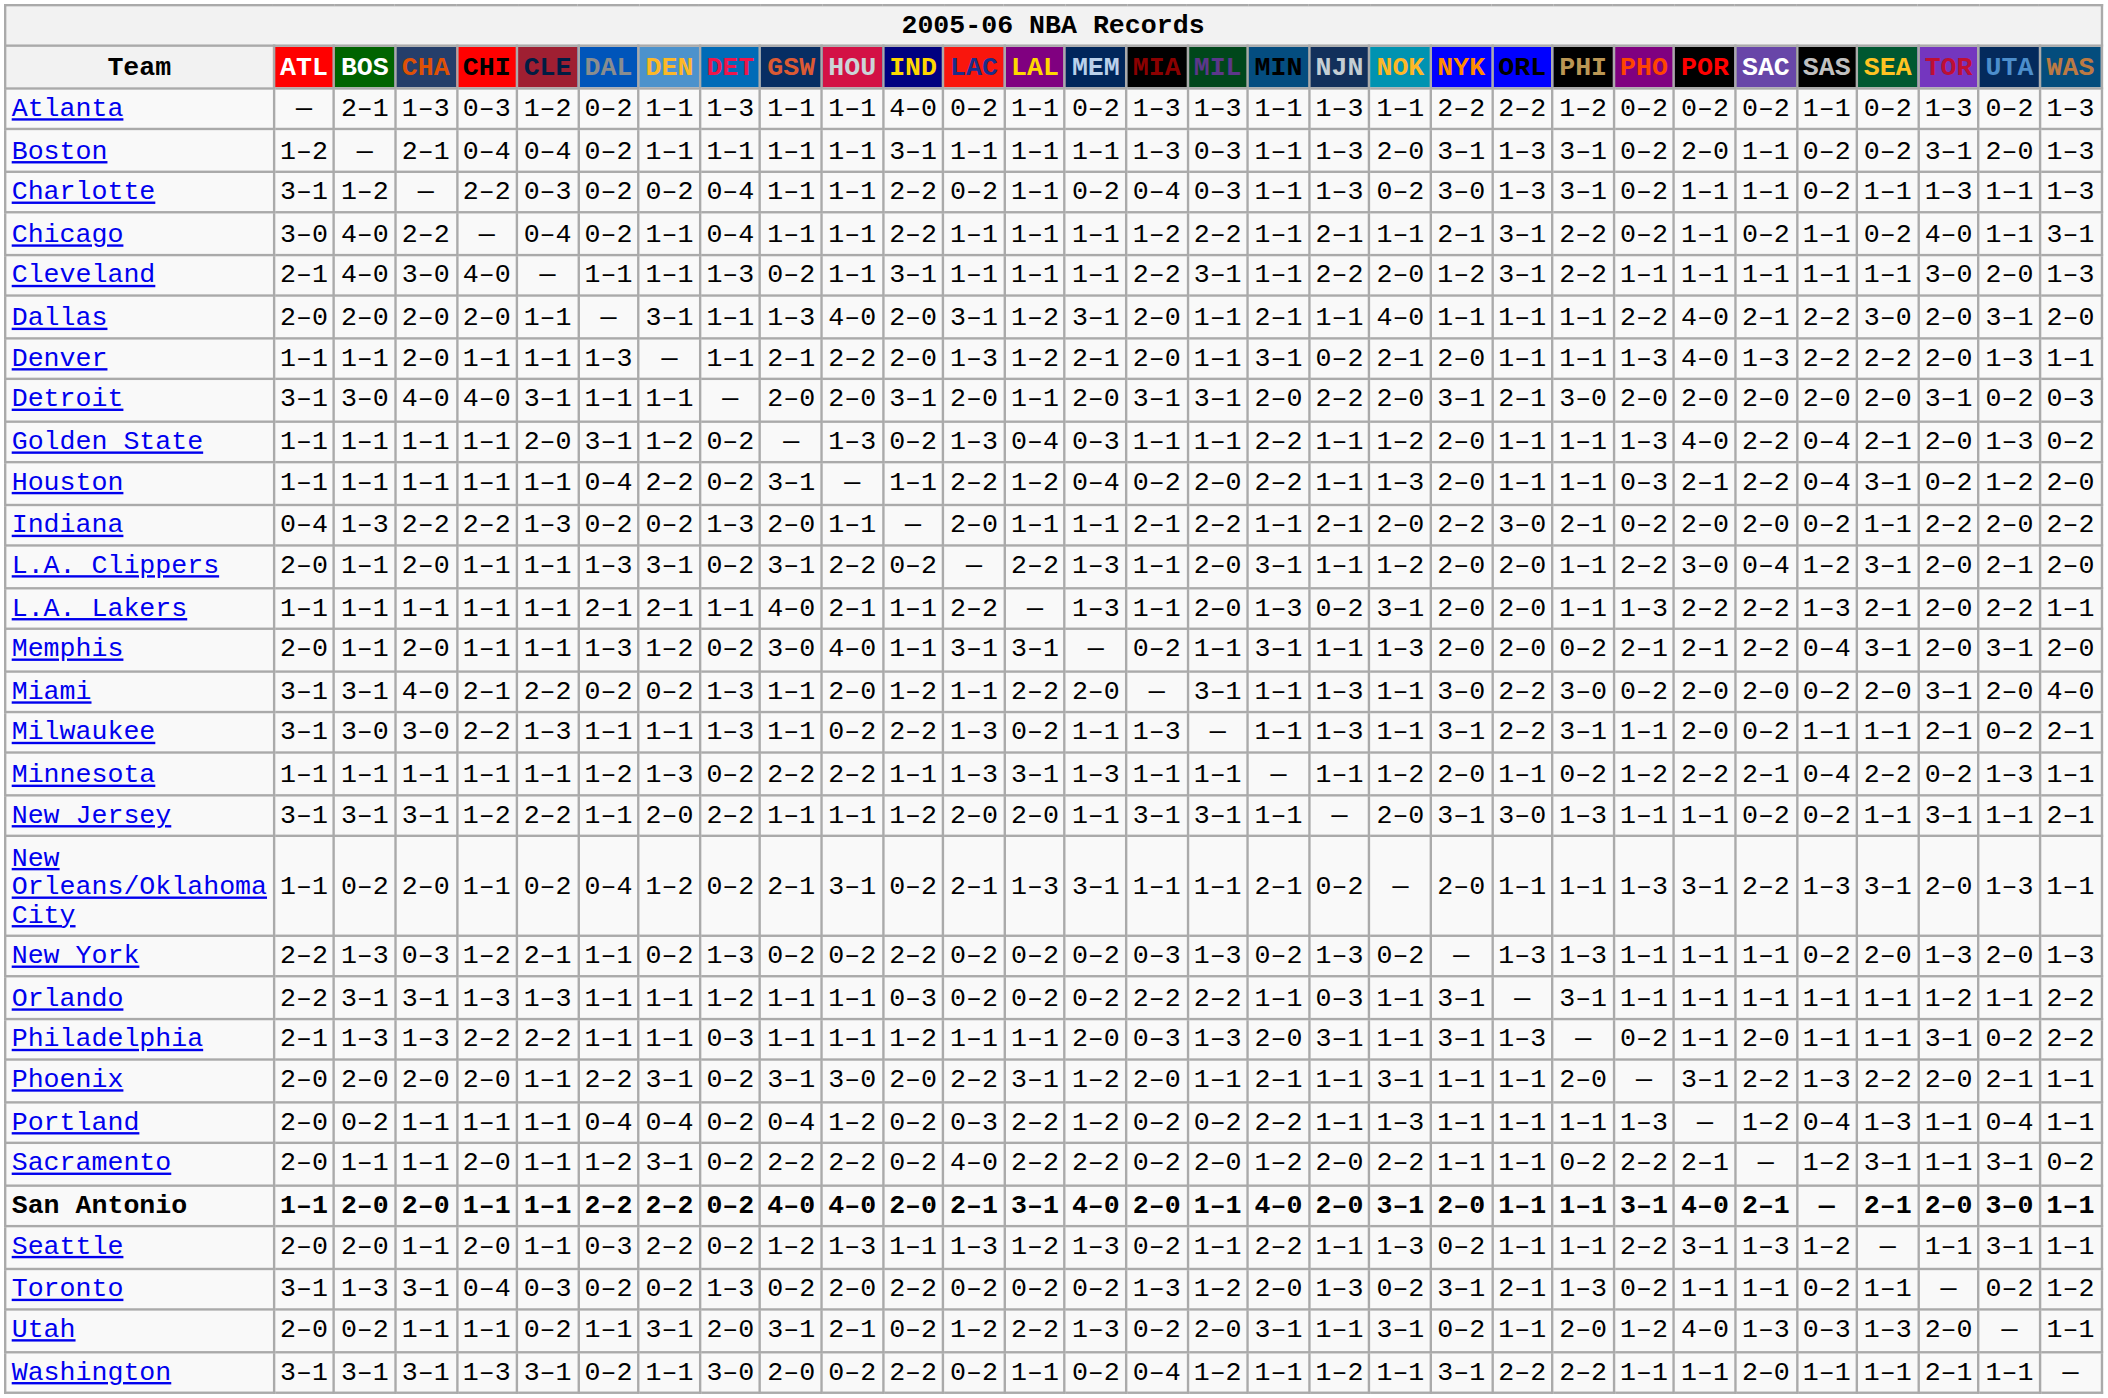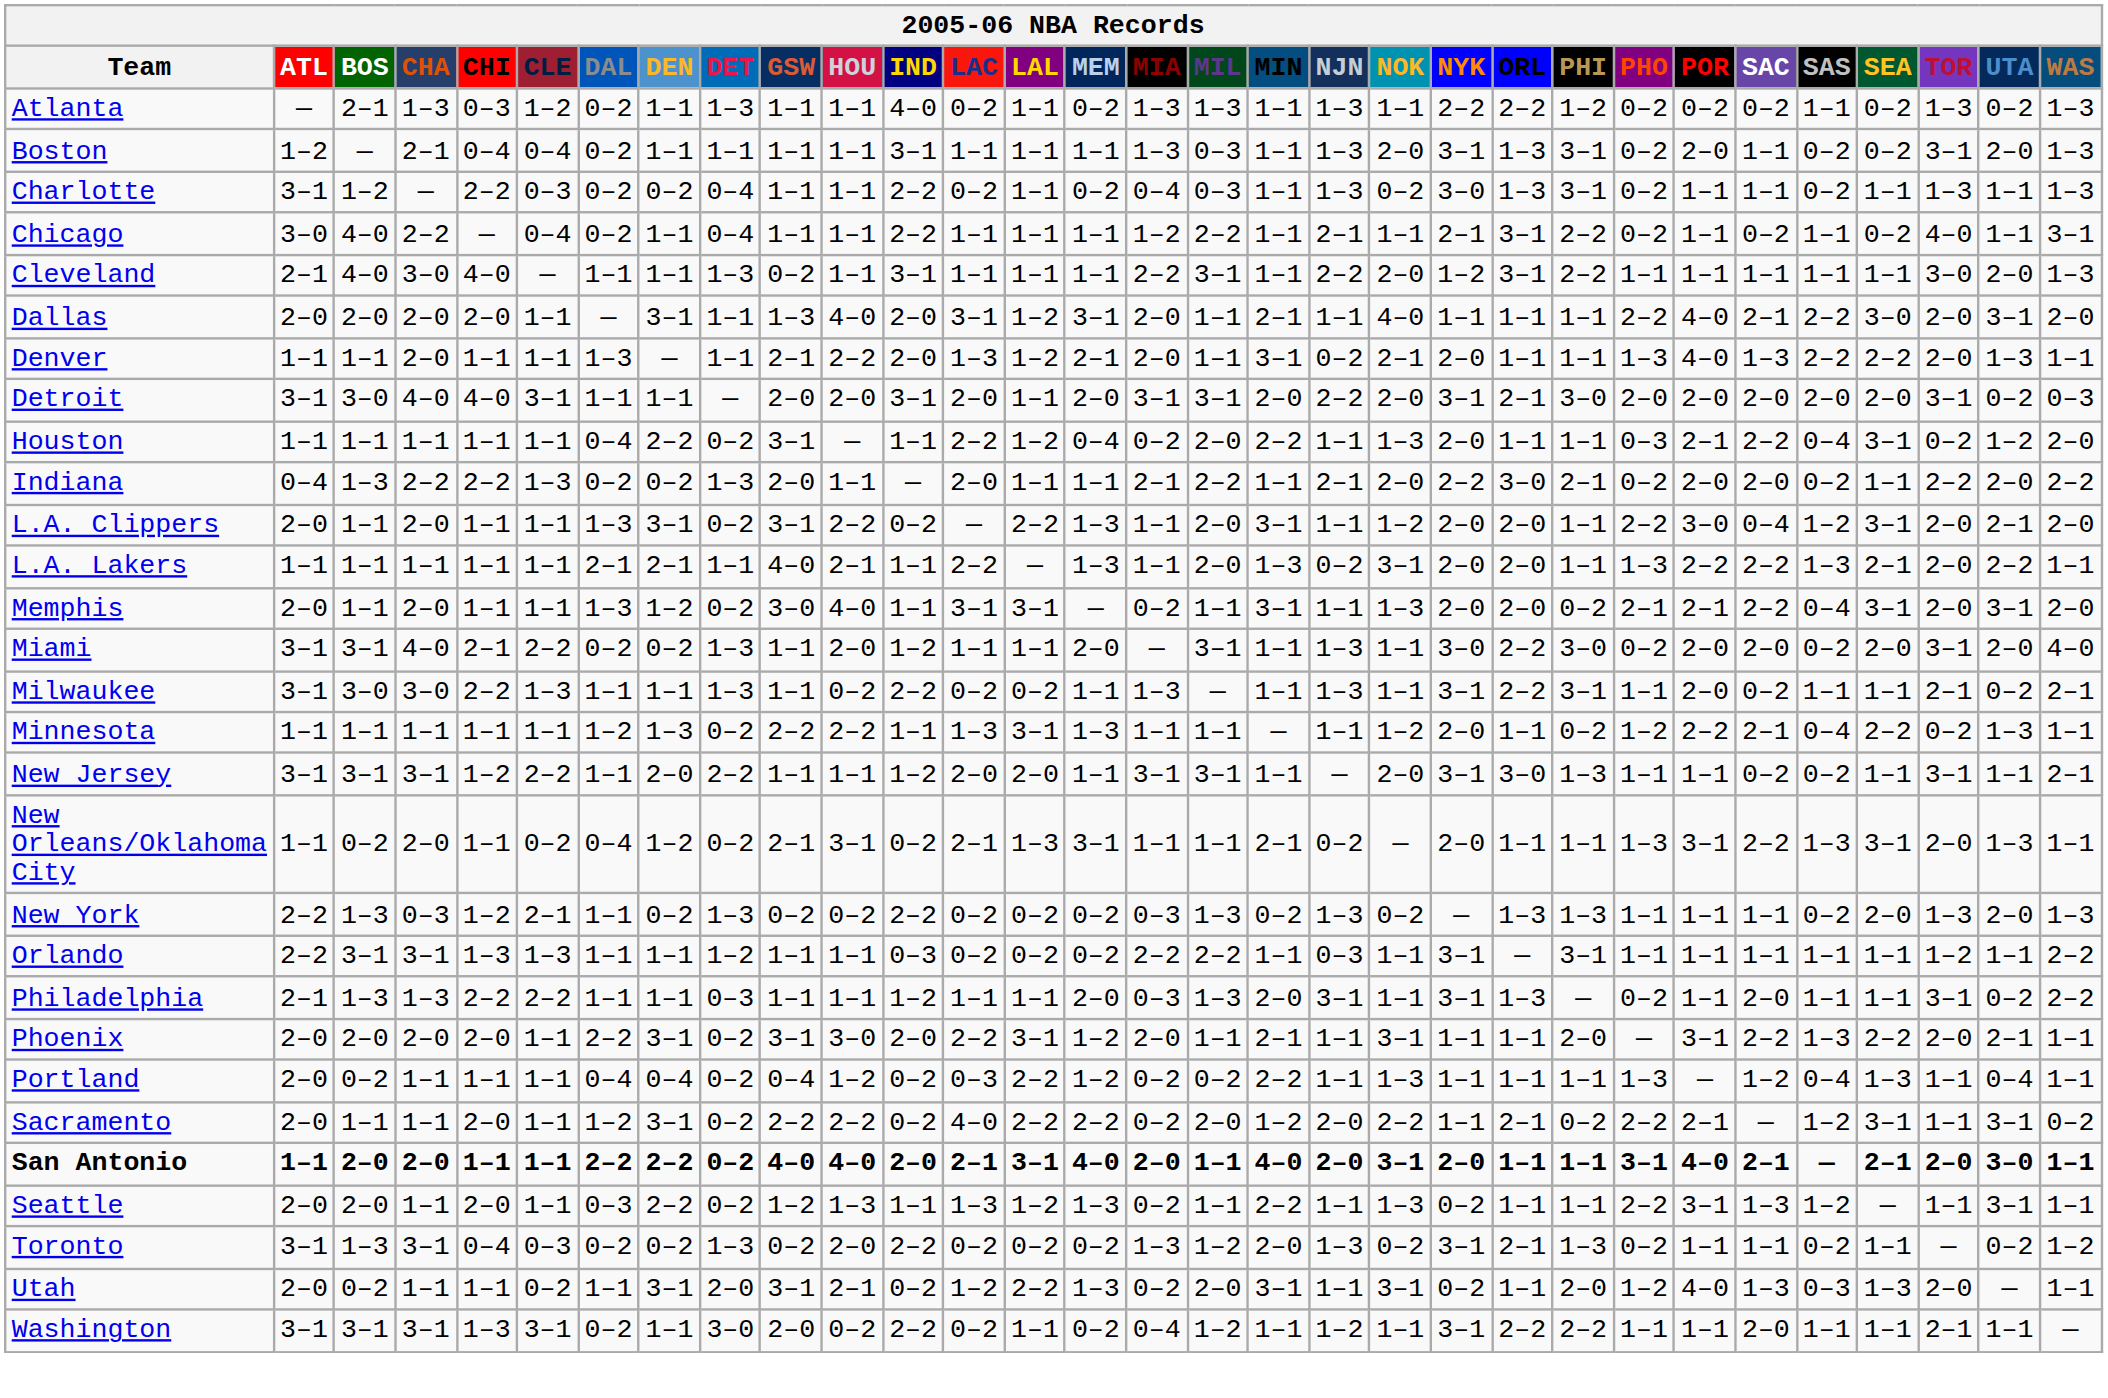- row: (107, 442)
(1035, 691) 2–2 -> (1035, 650) 1–1
(974, 733) 1–3 -> (974, 691) 0–2
(1522, 1164) 1–1 -> (1522, 1123) 2–1
